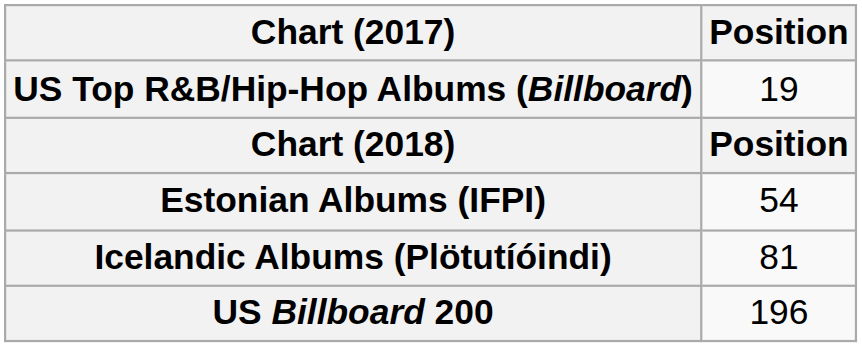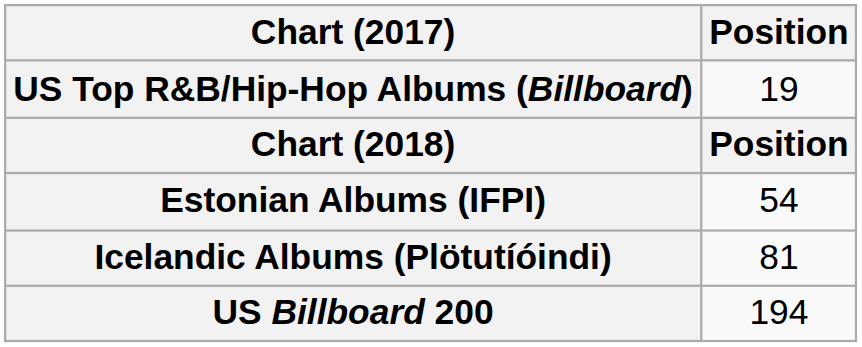(779, 312) 196 -> (779, 312) 194
